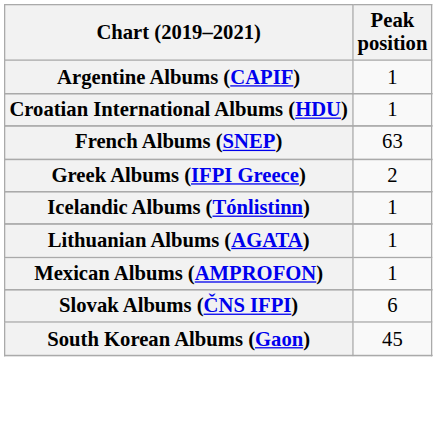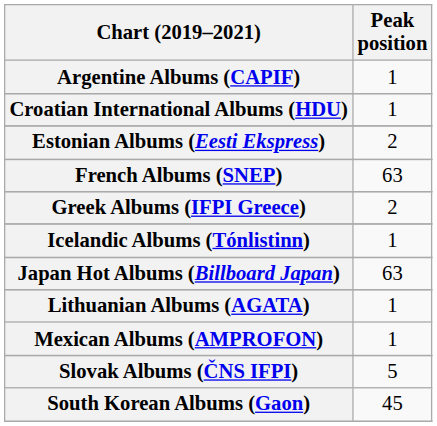+ row: (179, 142)
+ row: (179, 273)
(392, 305) 6 -> (392, 371) 5
